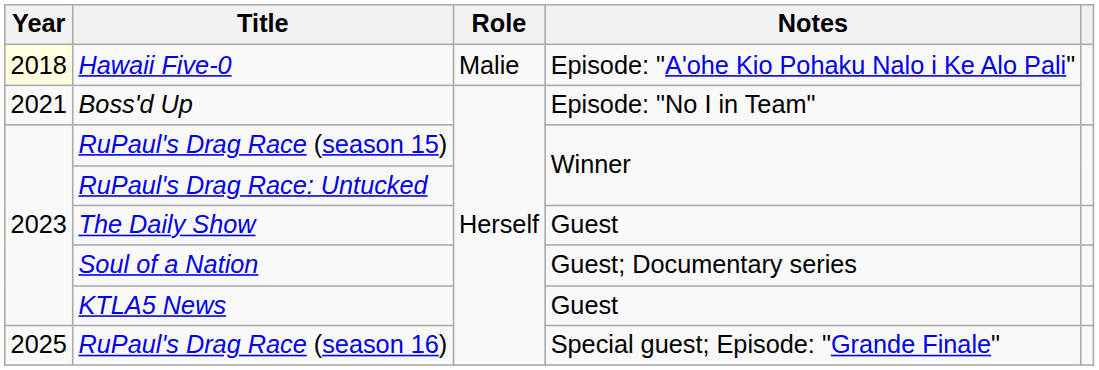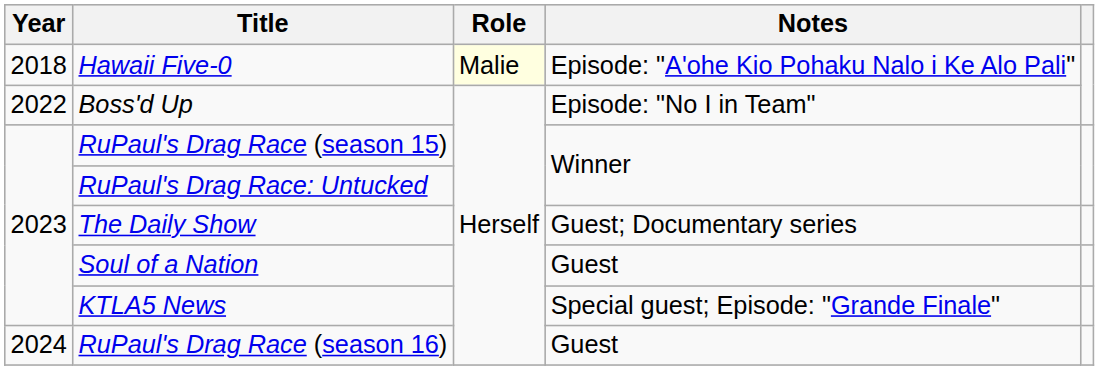(39, 64) lightyellow background -> (39, 64) no background
(489, 64) no background -> (489, 64) lightyellow background
(39, 104) 2021 -> (39, 104) 2022
(584, 225) Guest -> (704, 225) Guest; Documentary series
(704, 265) Guest; Documentary series -> (584, 265) Guest
(584, 305) Guest -> (775, 305) Special guest; Episode: "Grande Finale"
(39, 345) 2025 -> (39, 345) 2024
(775, 345) Special guest; Episode: "Grande Finale" -> (584, 345) Guest
